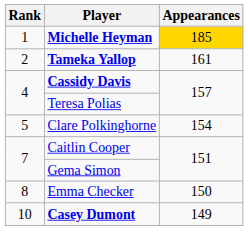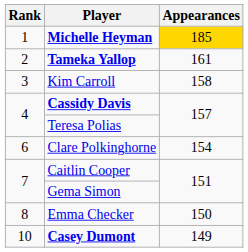+ row: (81, 81)
(25, 125) 5 -> (25, 147) 6
